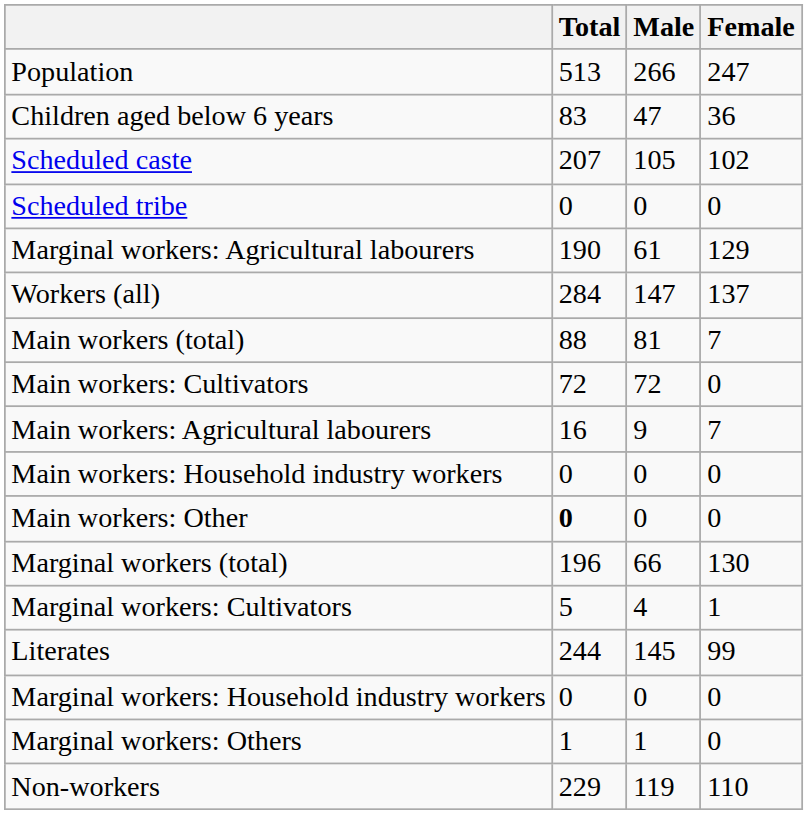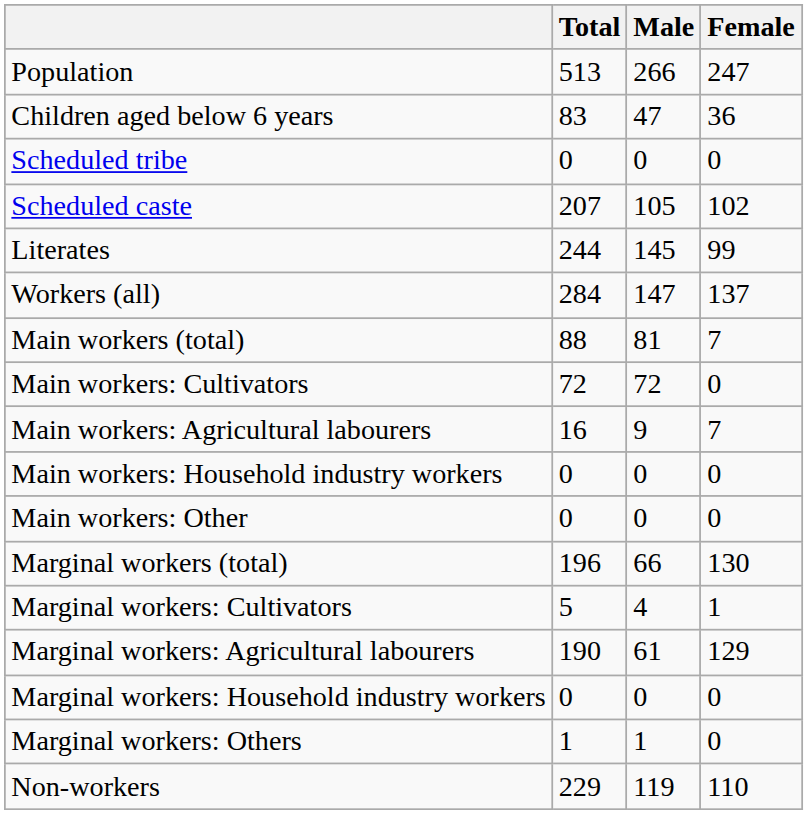rows swapped: (102, 160) <-> (99, 205)
rows swapped: (61, 652) <-> (243, 250)
(566, 518) bold -> (566, 518) normal
